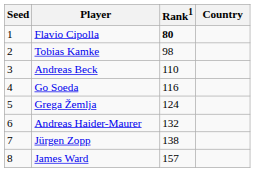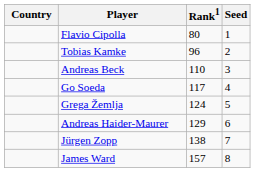columns swapped: (223, 14) <-> (18, 14)
(168, 34) bold -> (194, 34) normal
(168, 51) 98 -> (194, 51) 96
(170, 87) 116 -> (197, 87) 117
(171, 122) 132 -> (197, 122) 129
